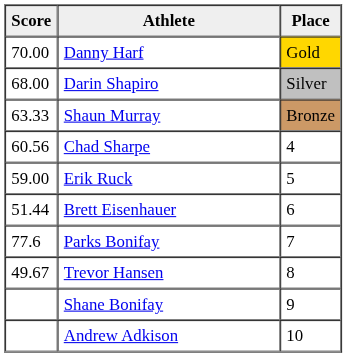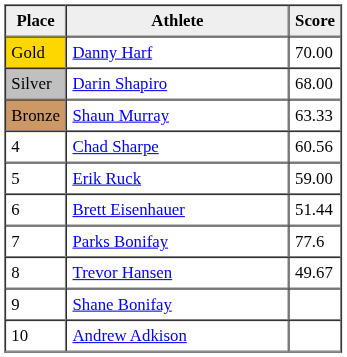columns swapped: (311, 20) <-> (31, 20)
